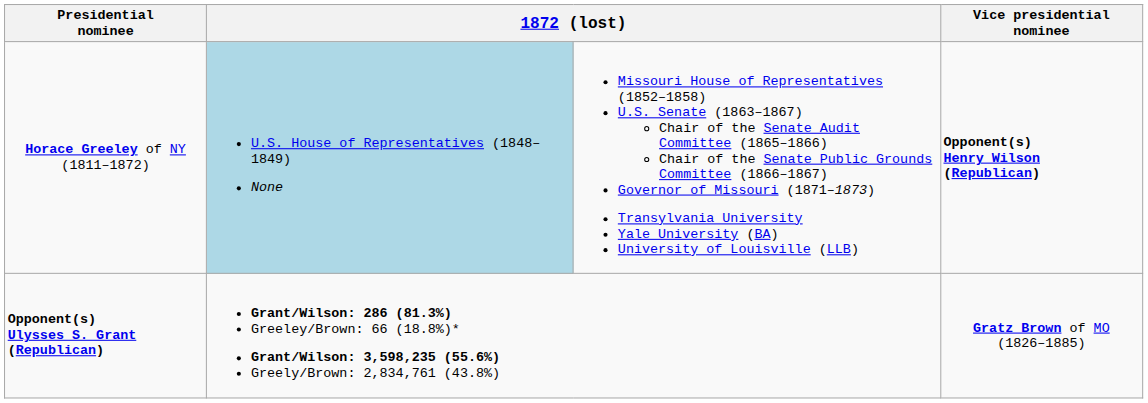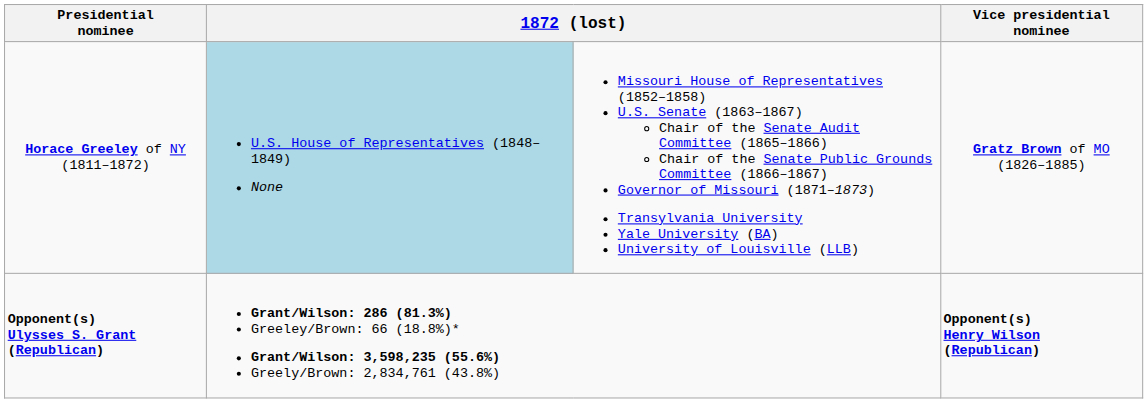(992, 158) Opponent(s) Henry Wilson (Republican) -> (1041, 158) Gratz Brown of MO (1826–1885)
(1041, 336) Gratz Brown of MO (1826–1885) -> (992, 336) Opponent(s) Henry Wilson (Republican)
